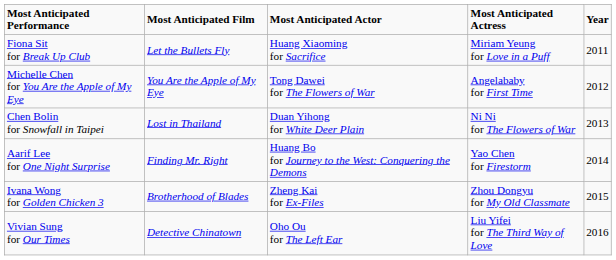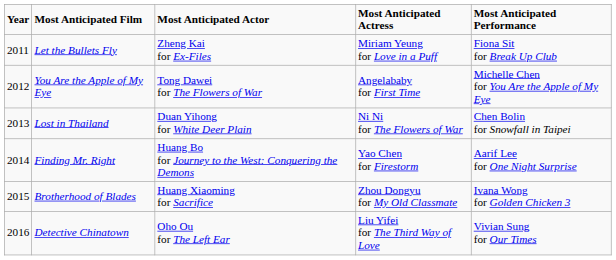columns swapped: (597, 19) <-> (48, 19)
(309, 50) Huang Xiaoming for Sacrifice -> (184, 50) Zheng Kai for Ex-Files
(297, 196) Zheng Kai for Ex-Files -> (196, 196) Huang Xiaoming for Sacrifice
